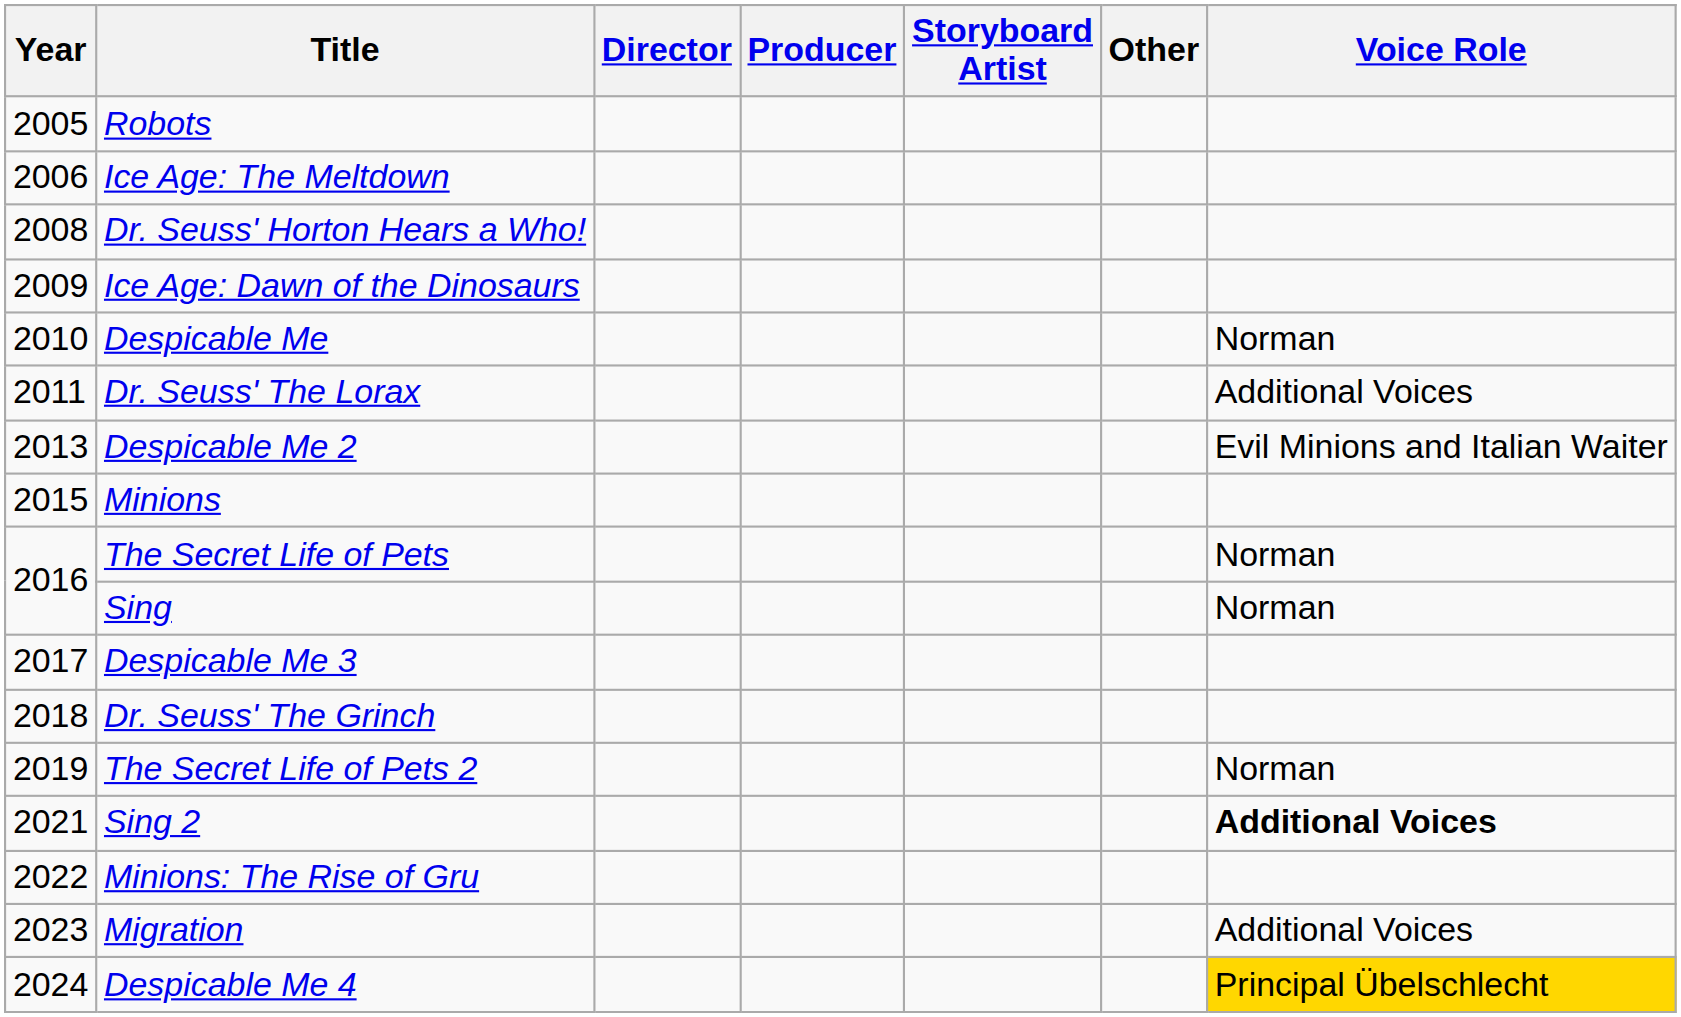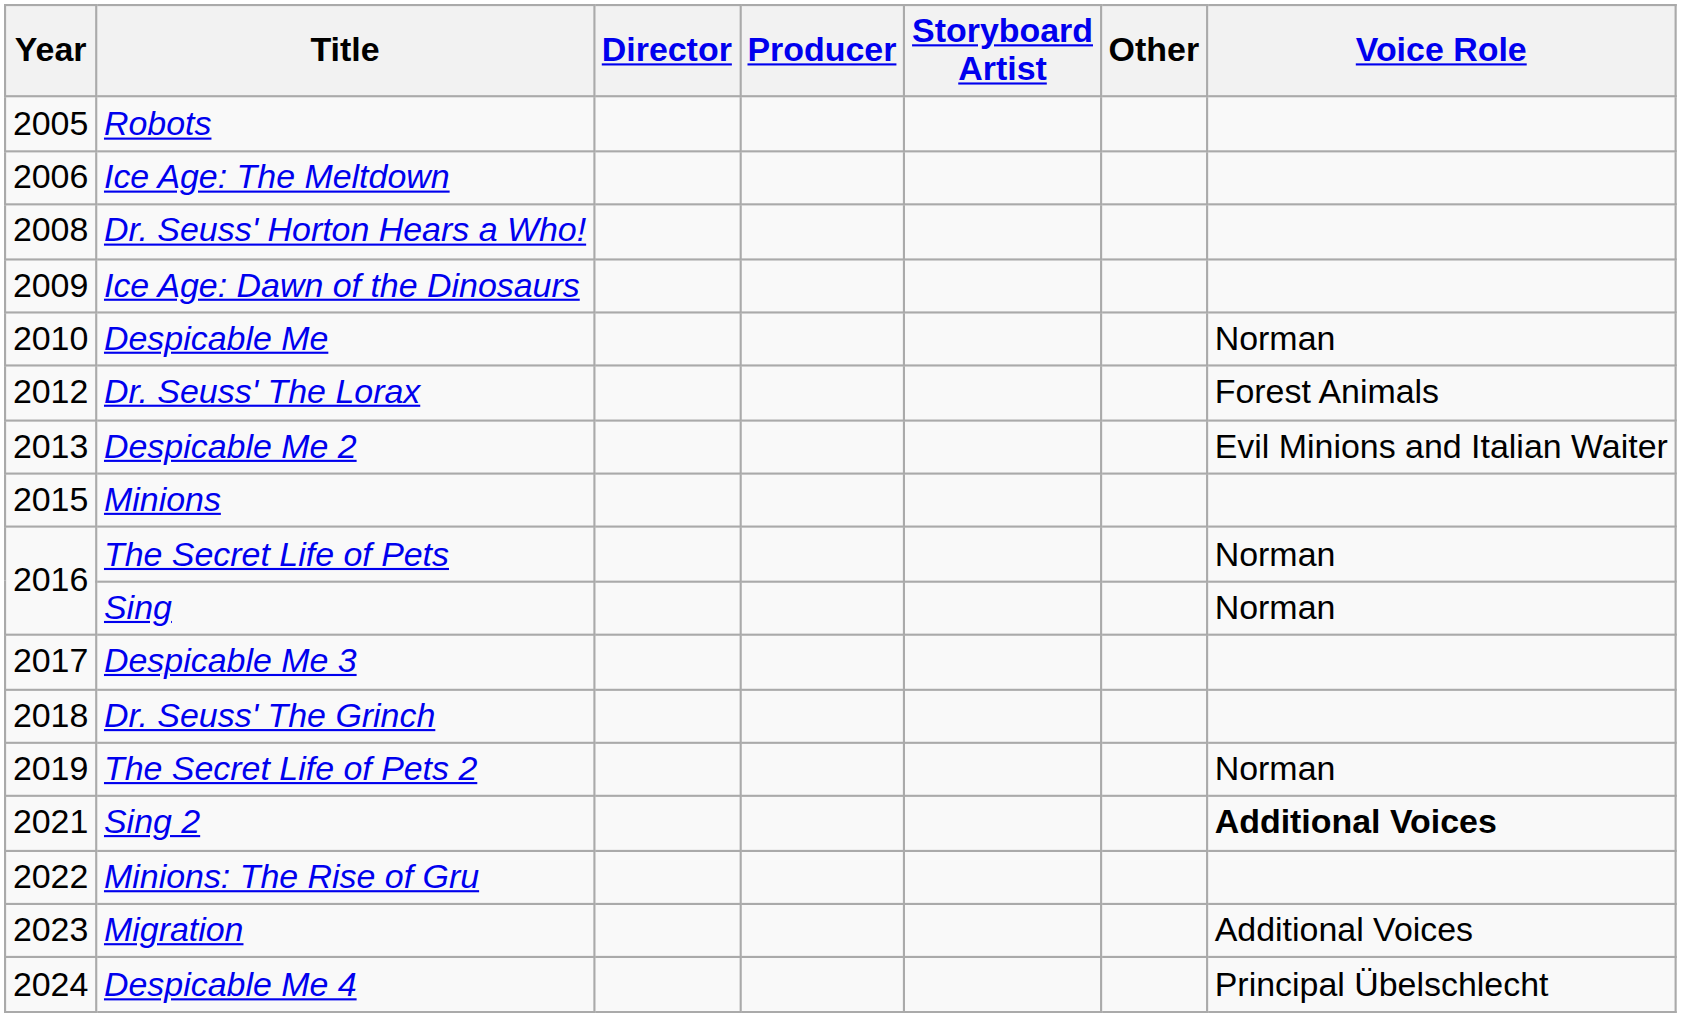(49, 392) 2011 -> (51, 392) 2012
(1344, 392) Additional Voices -> (1327, 392) Forest Animals
(1382, 984) gold background -> (1382, 984) no background
